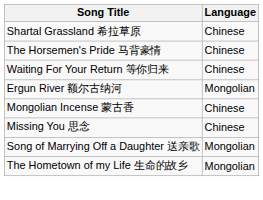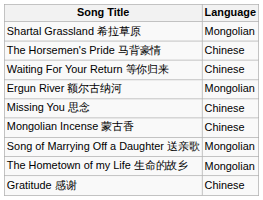(225, 31) Chinese -> (230, 31) Mongolian
rows swapped: (48, 127) <-> (70, 108)
+ row: (42, 185)
